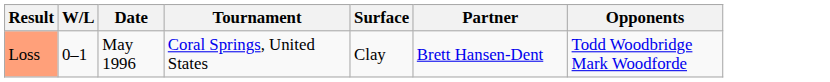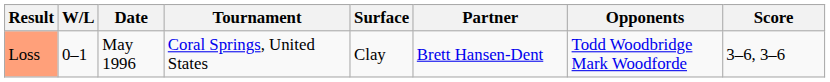+ column: (774, 17)
